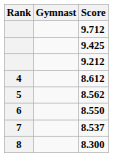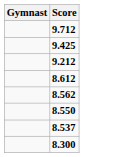- column: (19, 12)
